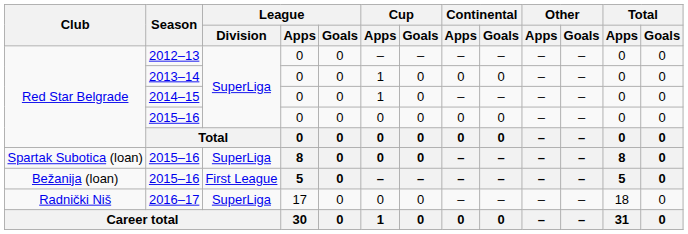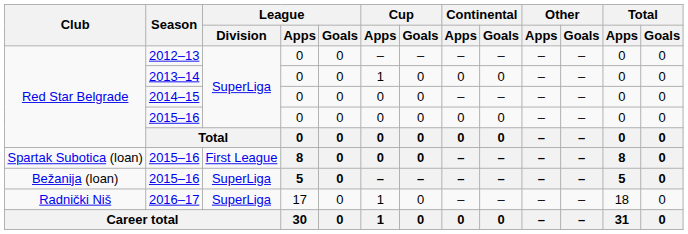(380, 97) 1 -> (380, 97) 0
(241, 158) SuperLiga -> (241, 158) First League
(241, 179) First League -> (241, 179) SuperLiga
(380, 199) 0 -> (380, 199) 1
